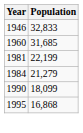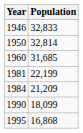+ row: (16, 43)
(44, 74) 21,279 -> (44, 89) 21,209
